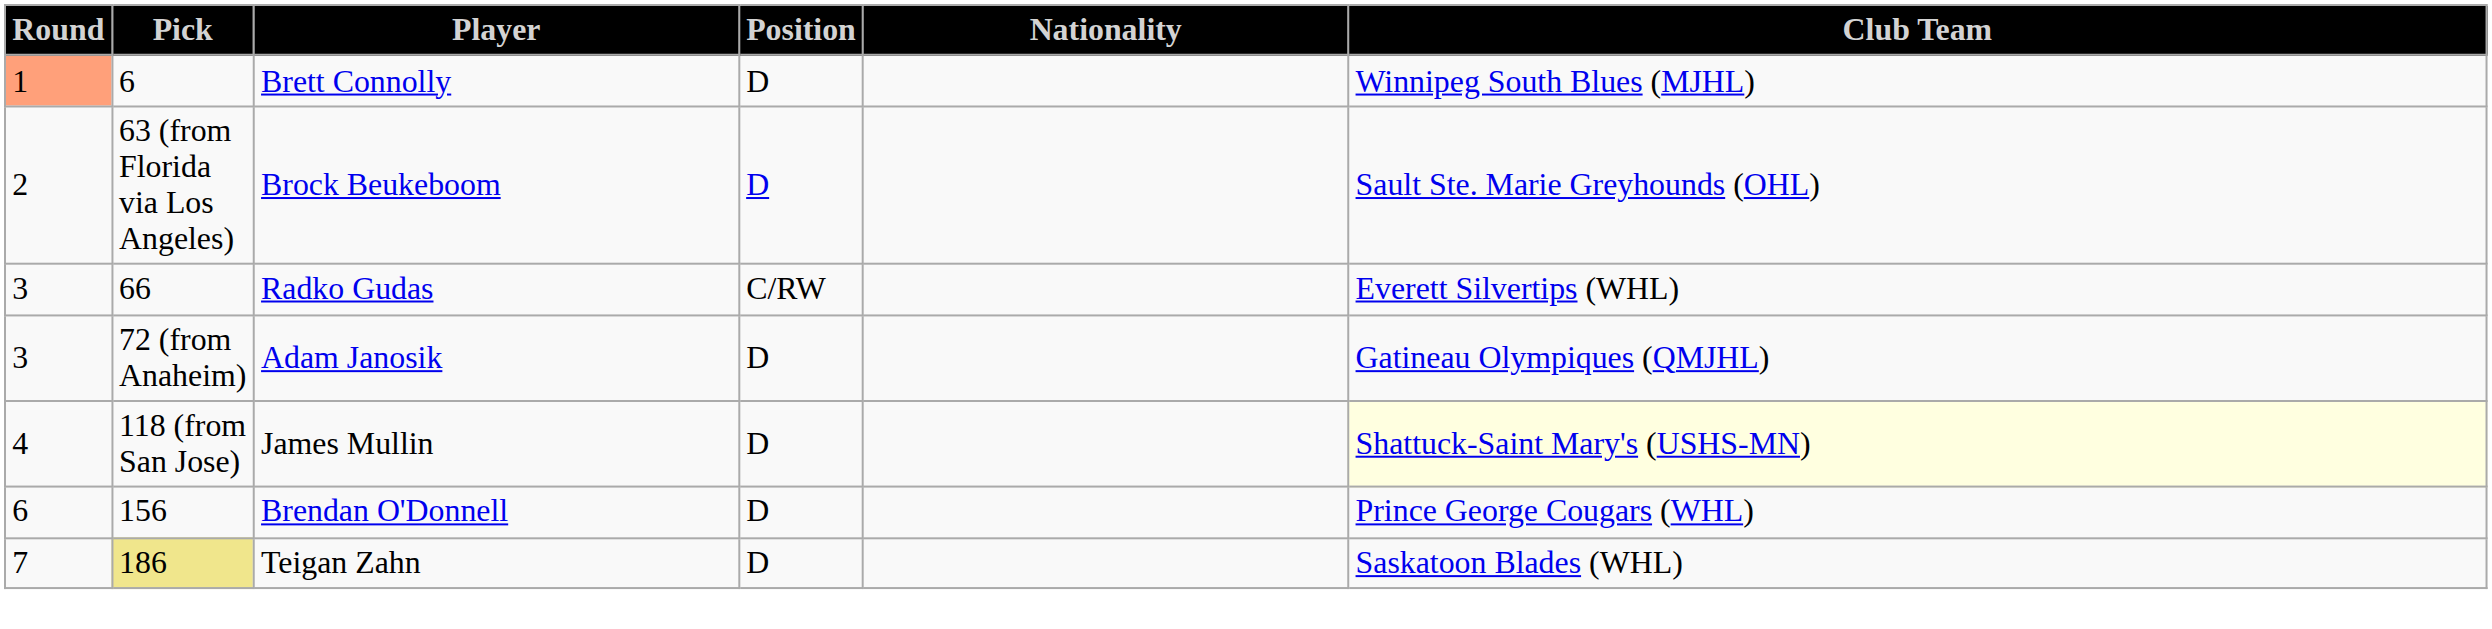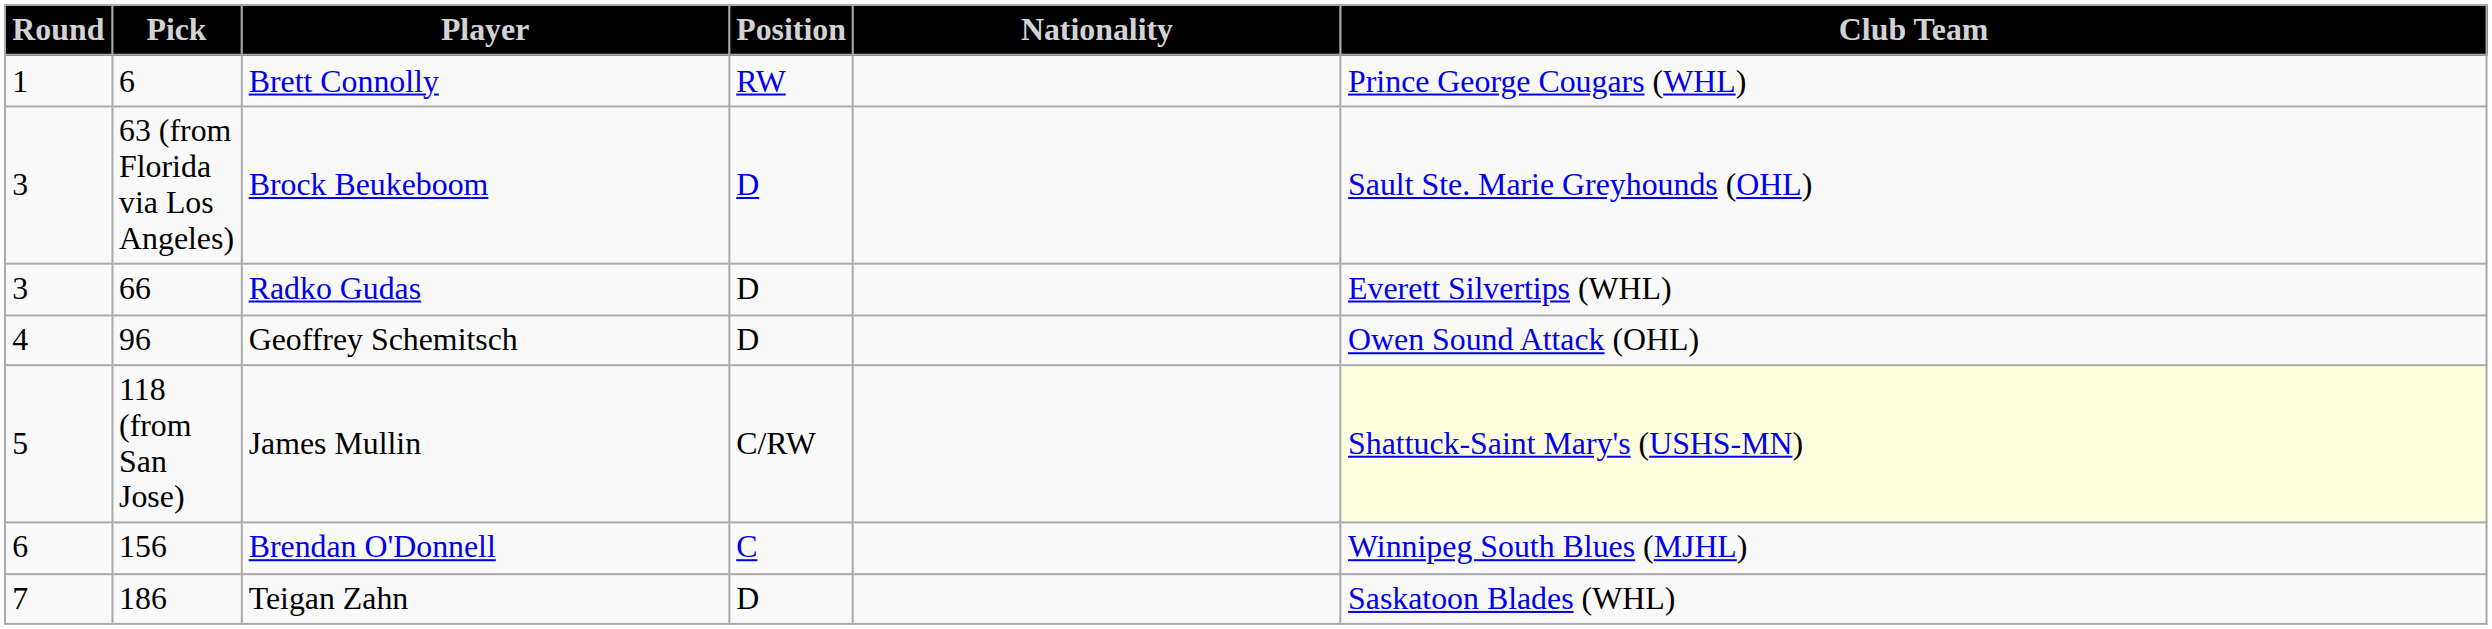(20, 80) lightsalmon background -> (20, 80) no background
(758, 80) D -> (761, 80) RW
(1555, 80) Winnipeg South Blues (MJHL) -> (1547, 80) Prince George Cougars (WHL)
(20, 184) 2 -> (20, 184) 3
(786, 288) C/RW -> (748, 288) D
- row: (352, 357)
+ row: (383, 339)
(20, 443) 4 -> (20, 443) 5
(758, 443) D -> (776, 443) C/RW
(758, 511) D -> (747, 547) C
(1555, 511) Prince George Cougars (WHL) -> (1548, 547) Winnipeg South Blues (MJHL)
(143, 562) khaki background -> (143, 598) no background
